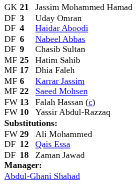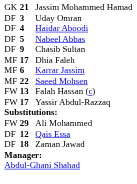(22, 39) 6 -> (22, 39) 5
- row: (58, 60)
(24, 112) 10 -> (24, 102) 17
